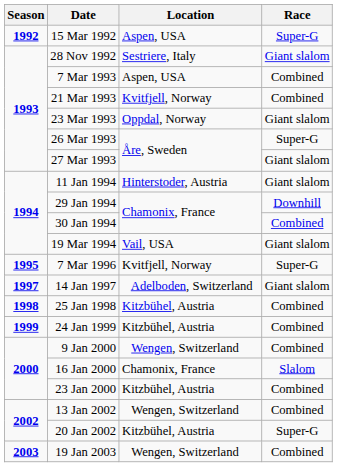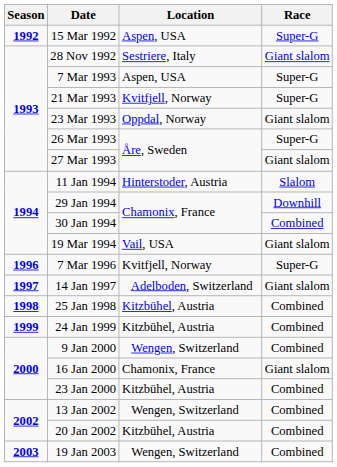(297, 77) Combined -> (297, 77) Super-G
(297, 98) Combined -> (297, 98) Super-G
(297, 181) Giant slalom -> (297, 181) Slalom
(26, 264) 1995 -> (26, 264) 1996
(297, 368) Slalom -> (297, 368) Giant slalom
(297, 431) Super-G -> (297, 431) Combined
